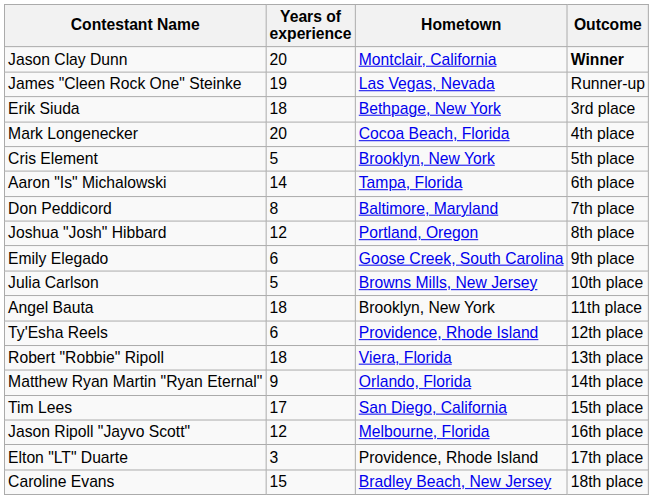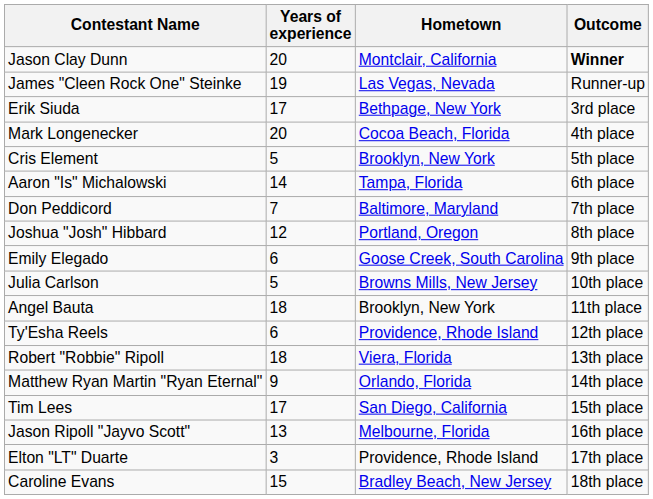(278, 109) 18 -> (278, 109) 17
(274, 208) 8 -> (274, 208) 7
(278, 432) 12 -> (278, 432) 13
